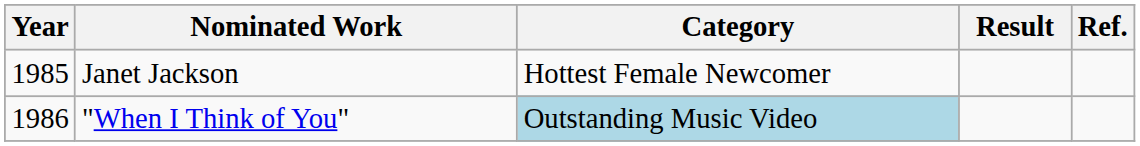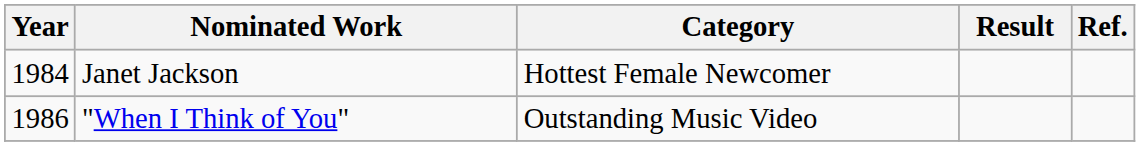(40, 72) 1985 -> (40, 72) 1984
(670, 118) lightblue background -> (670, 118) no background
